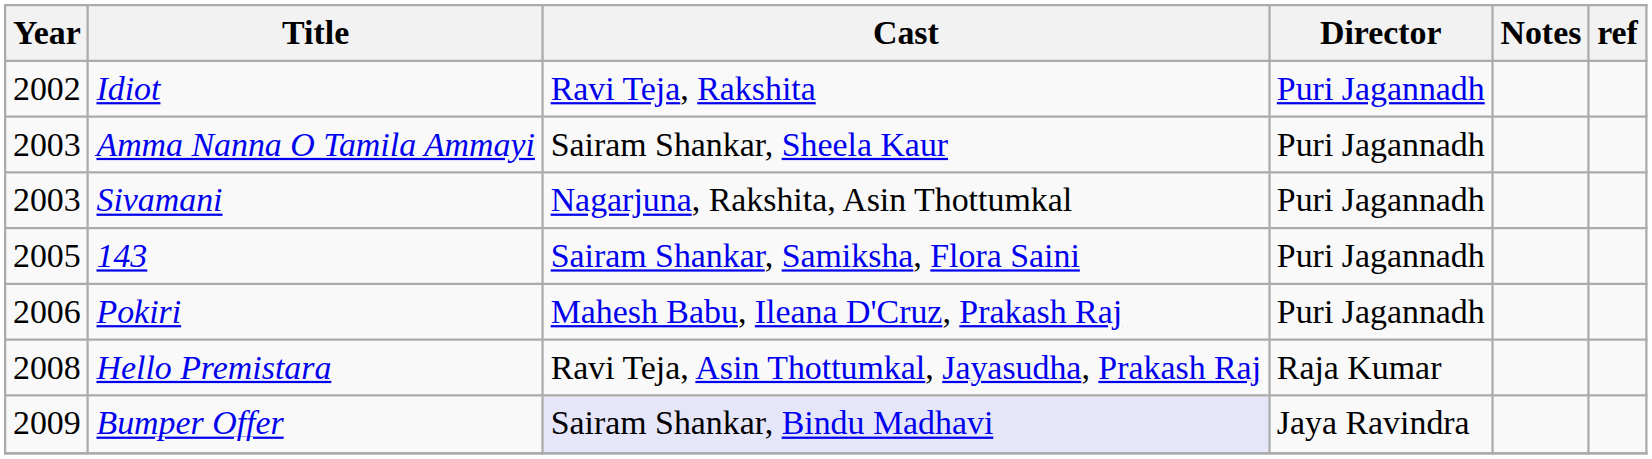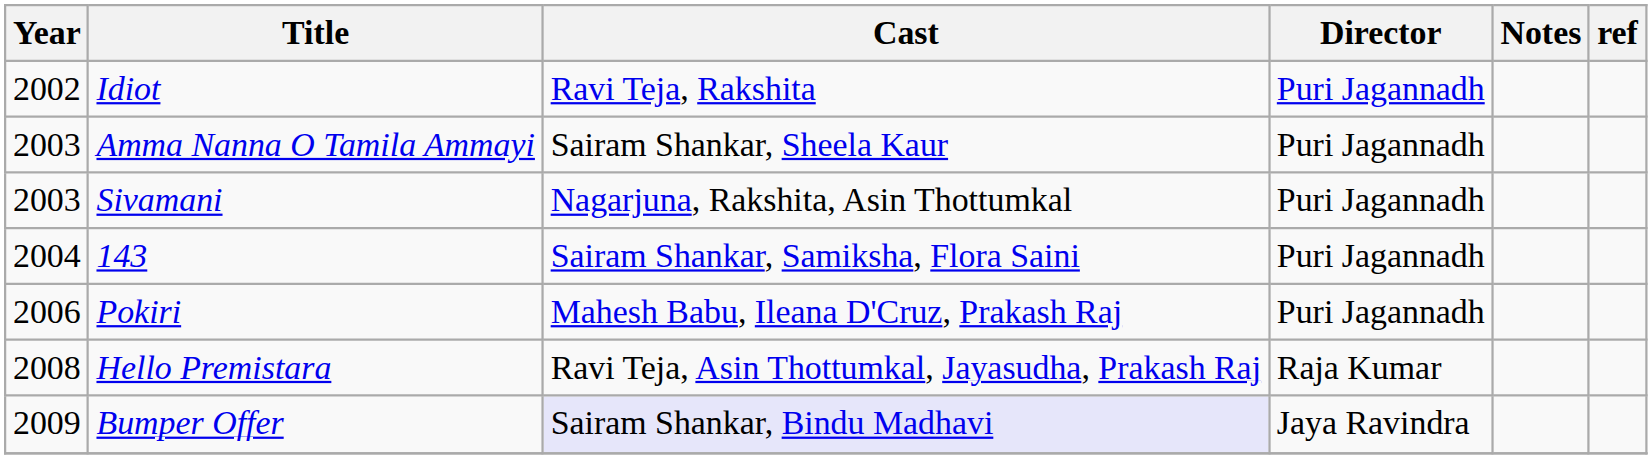(47, 256) 2005 -> (47, 256) 2004
